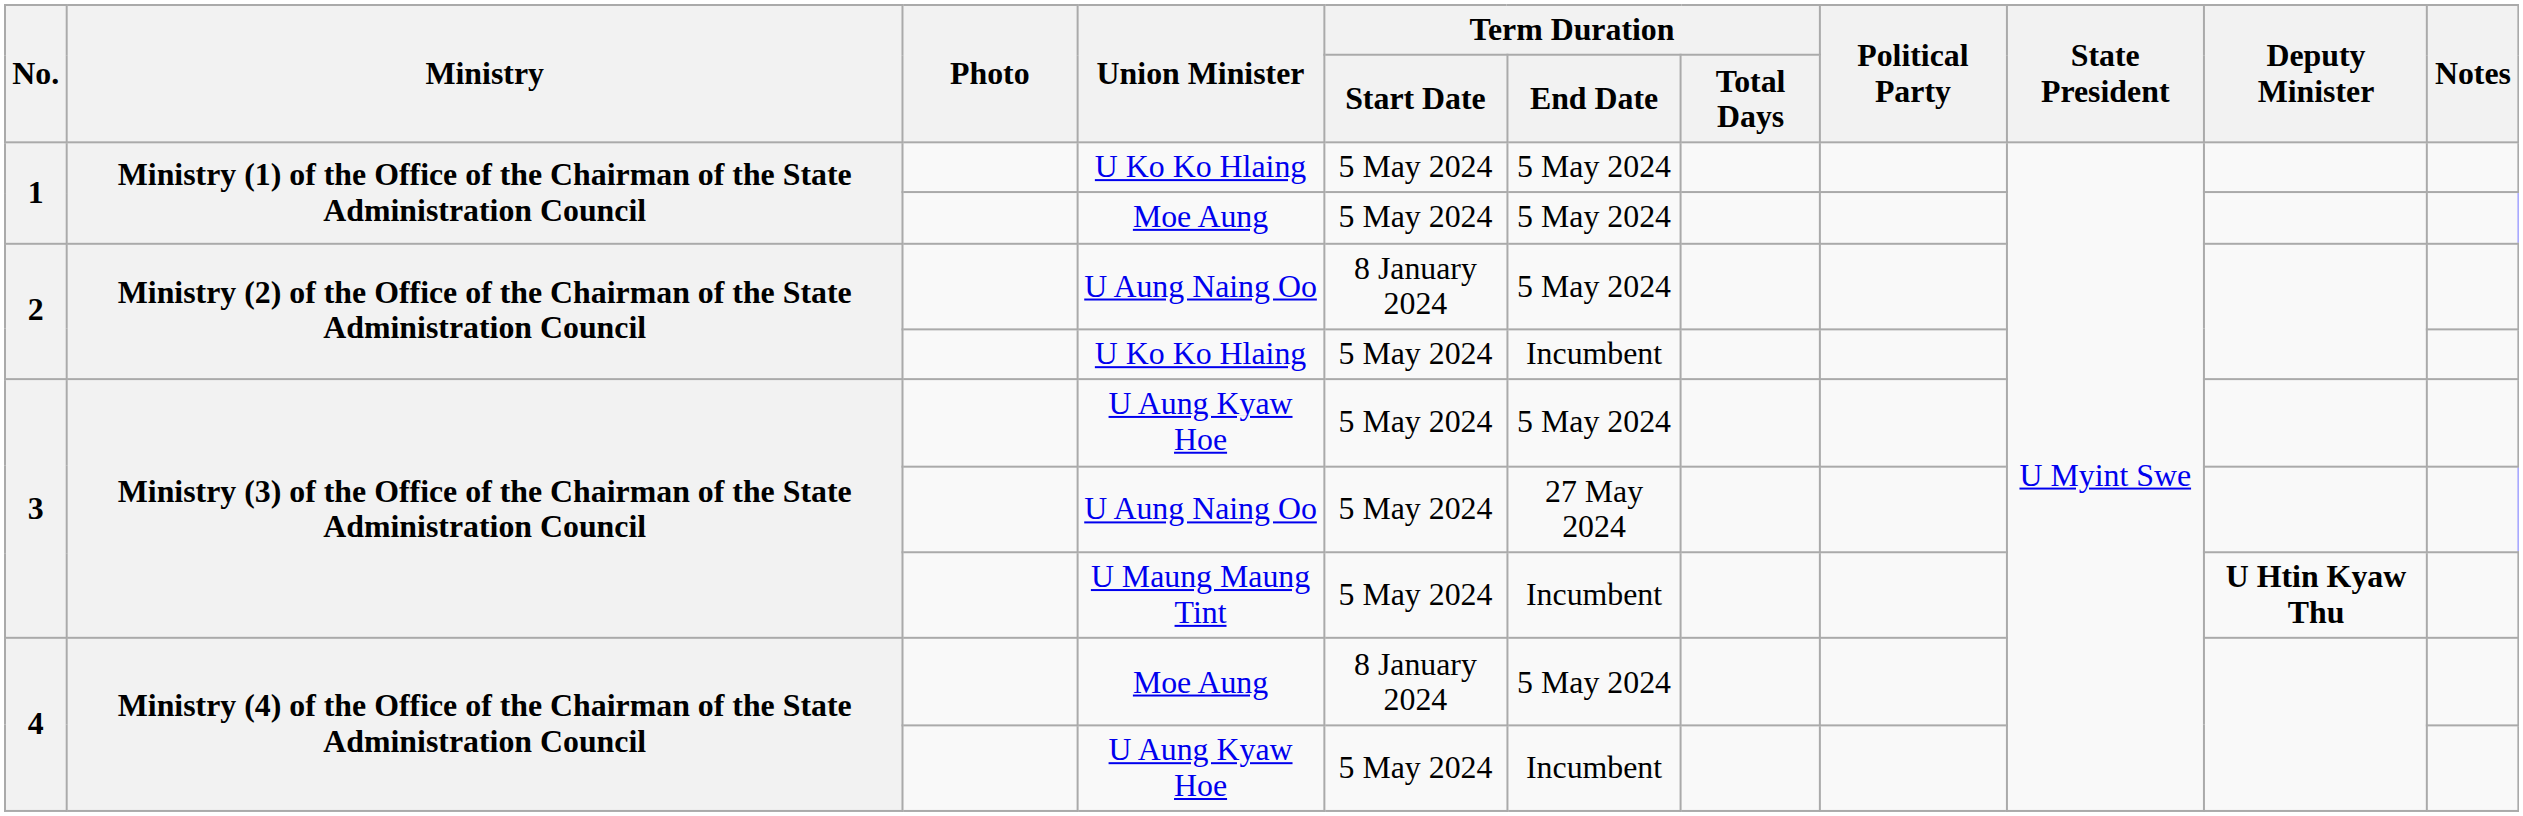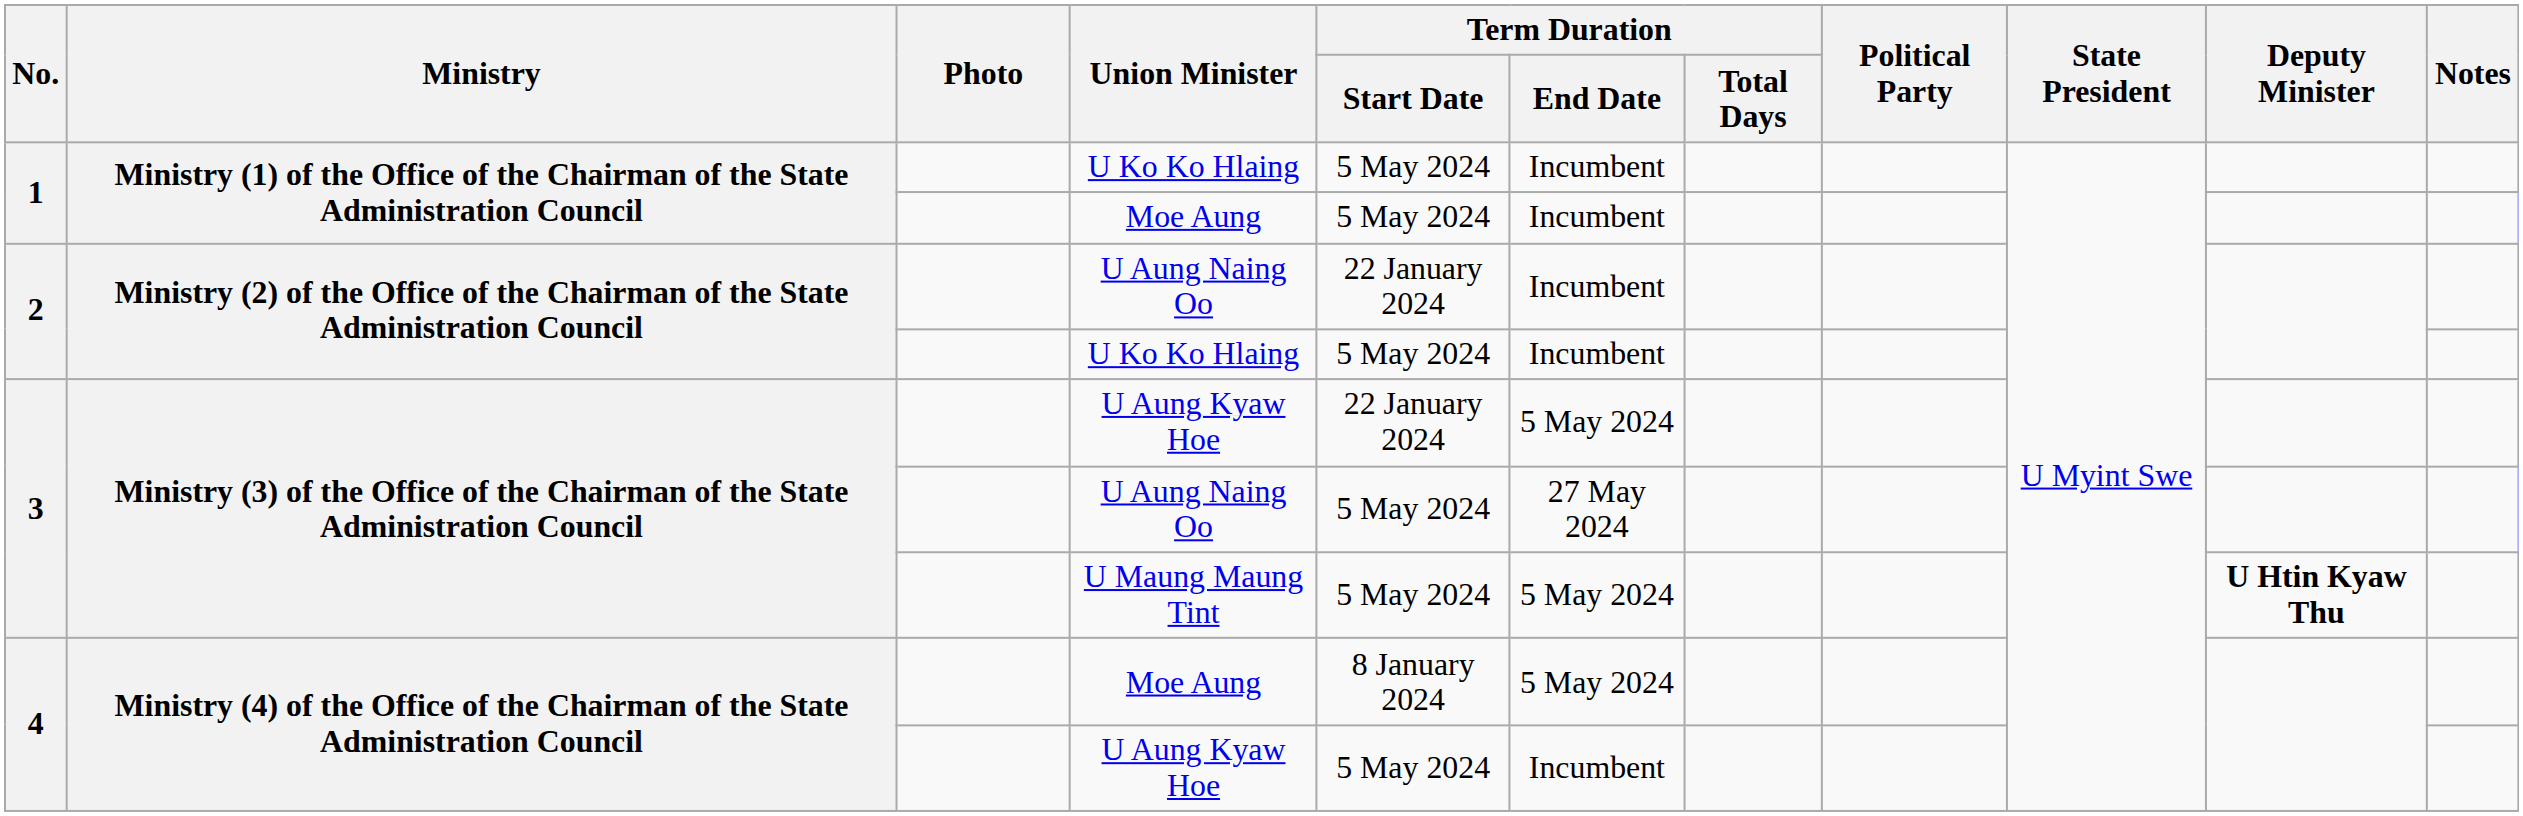(1594, 166) 5 May 2024 -> (1597, 166) Incumbent
(1594, 217) 5 May 2024 -> (1597, 217) Incumbent
(1415, 285) 8 January 2024 -> (1413, 285) 22 January 2024
(1594, 285) 5 May 2024 -> (1597, 285) Incumbent
(1415, 422) 5 May 2024 -> (1413, 422) 22 January 2024
(1594, 594) Incumbent -> (1597, 594) 5 May 2024
